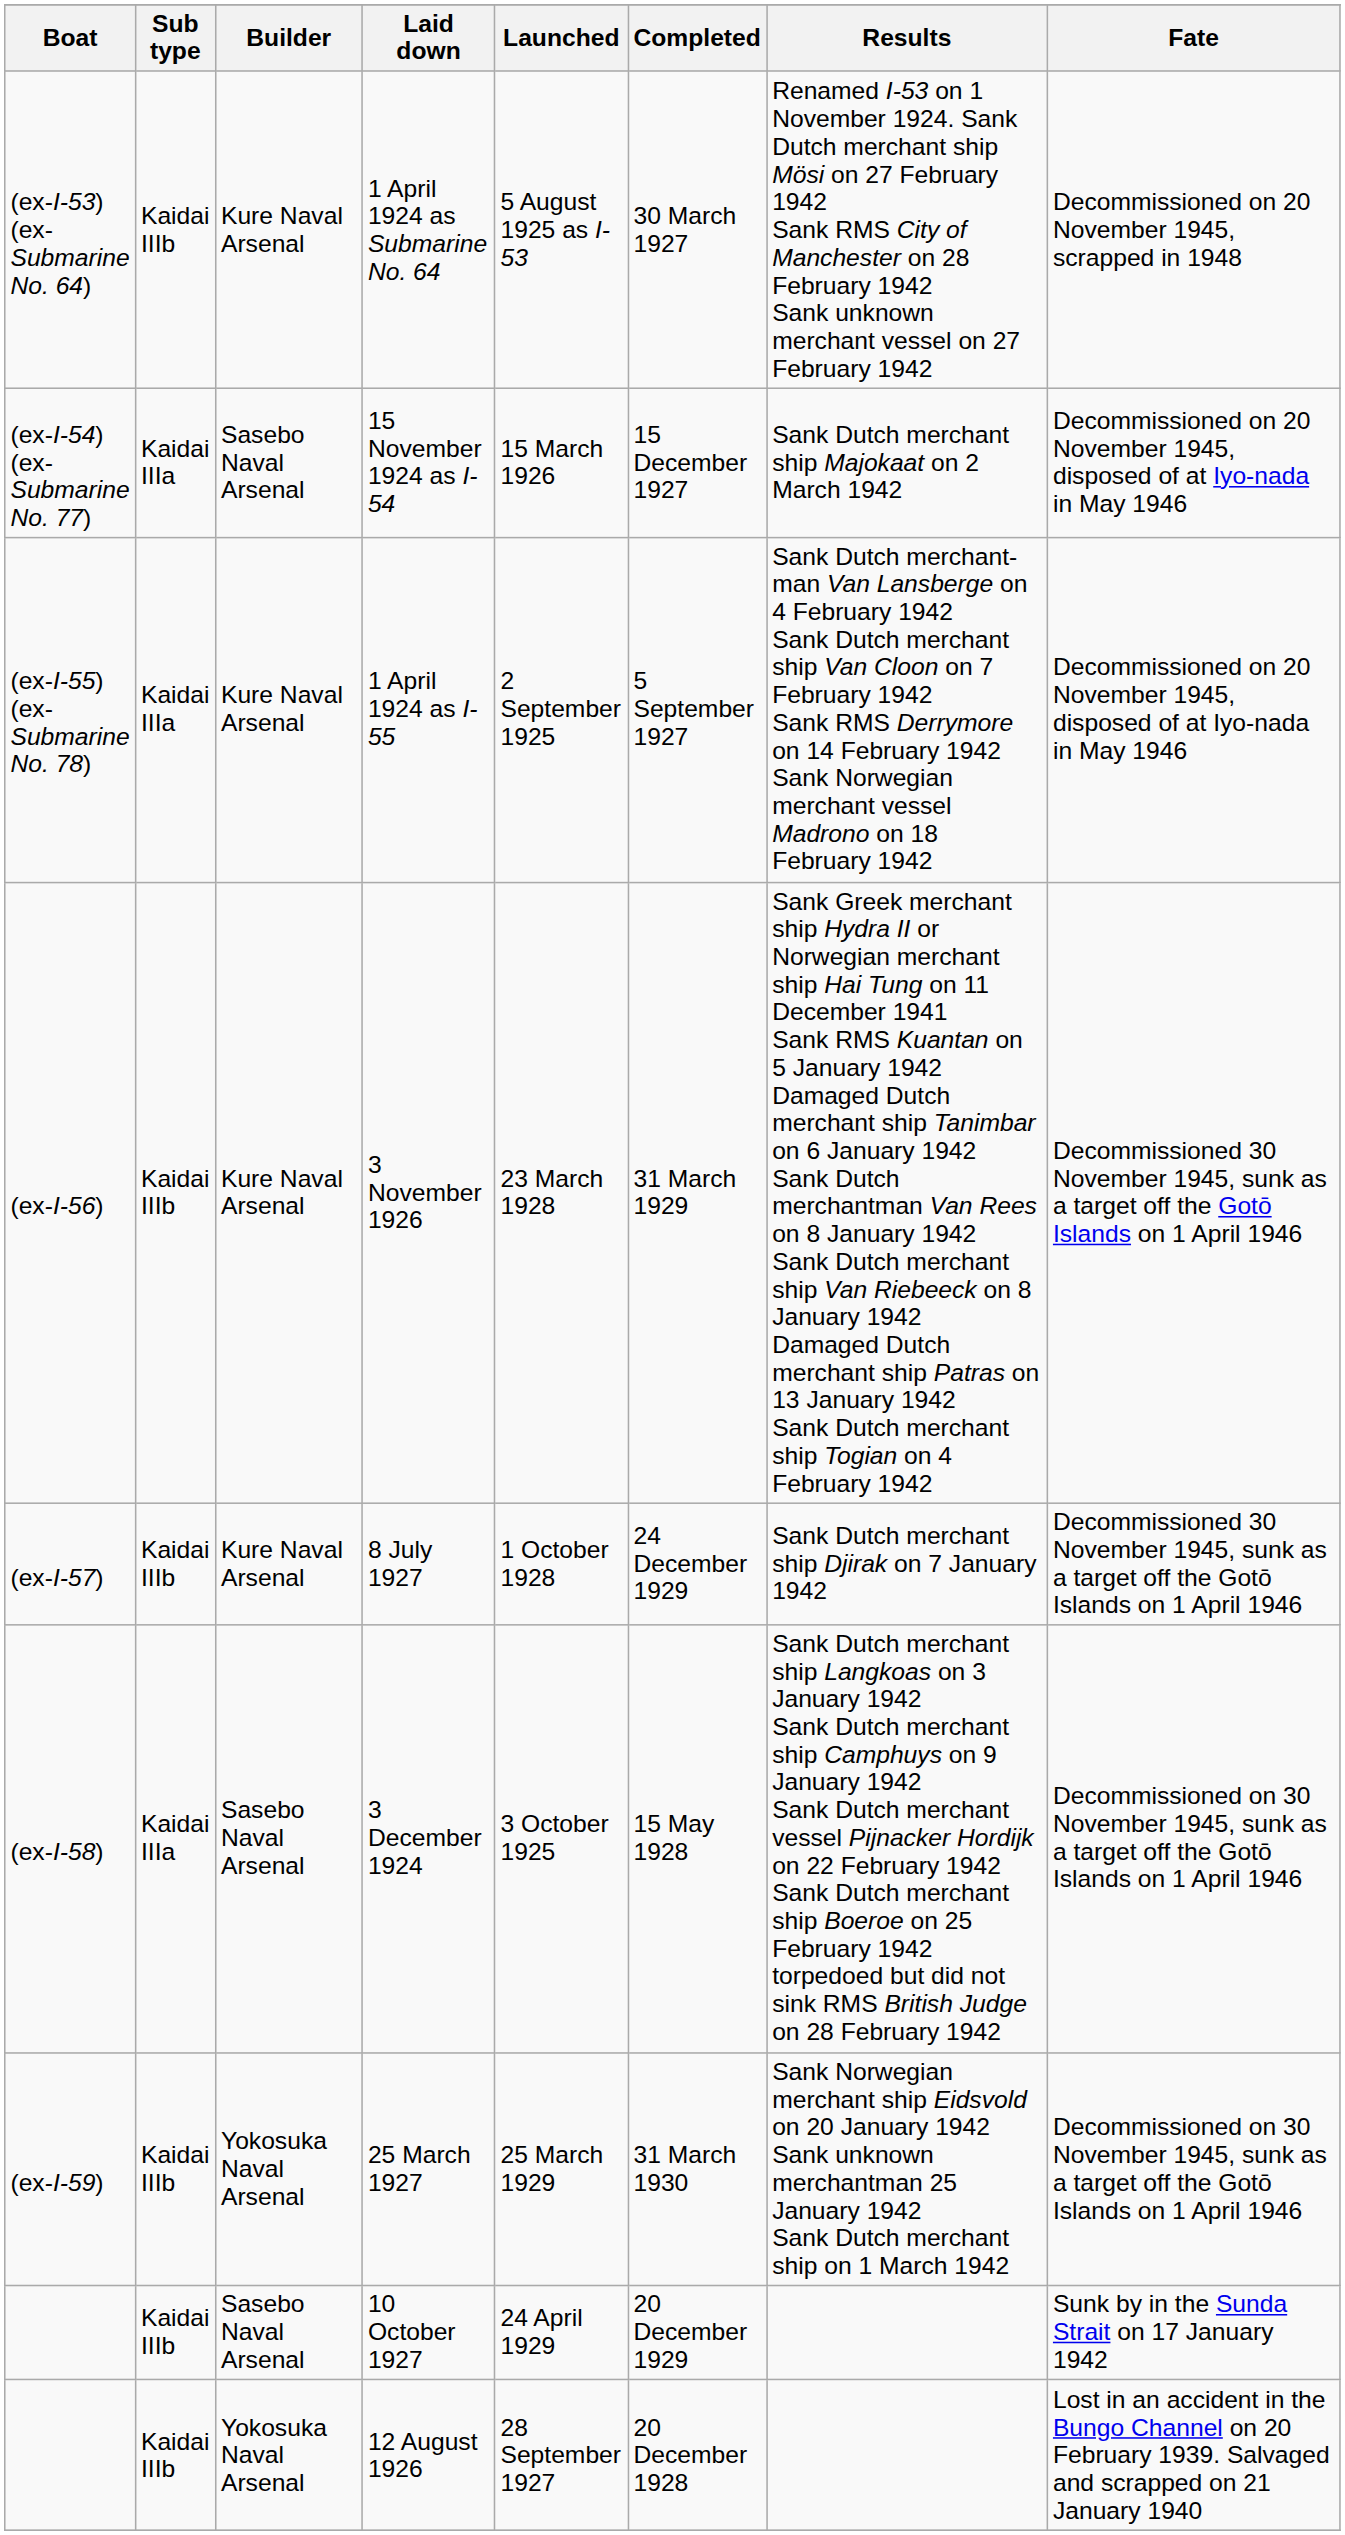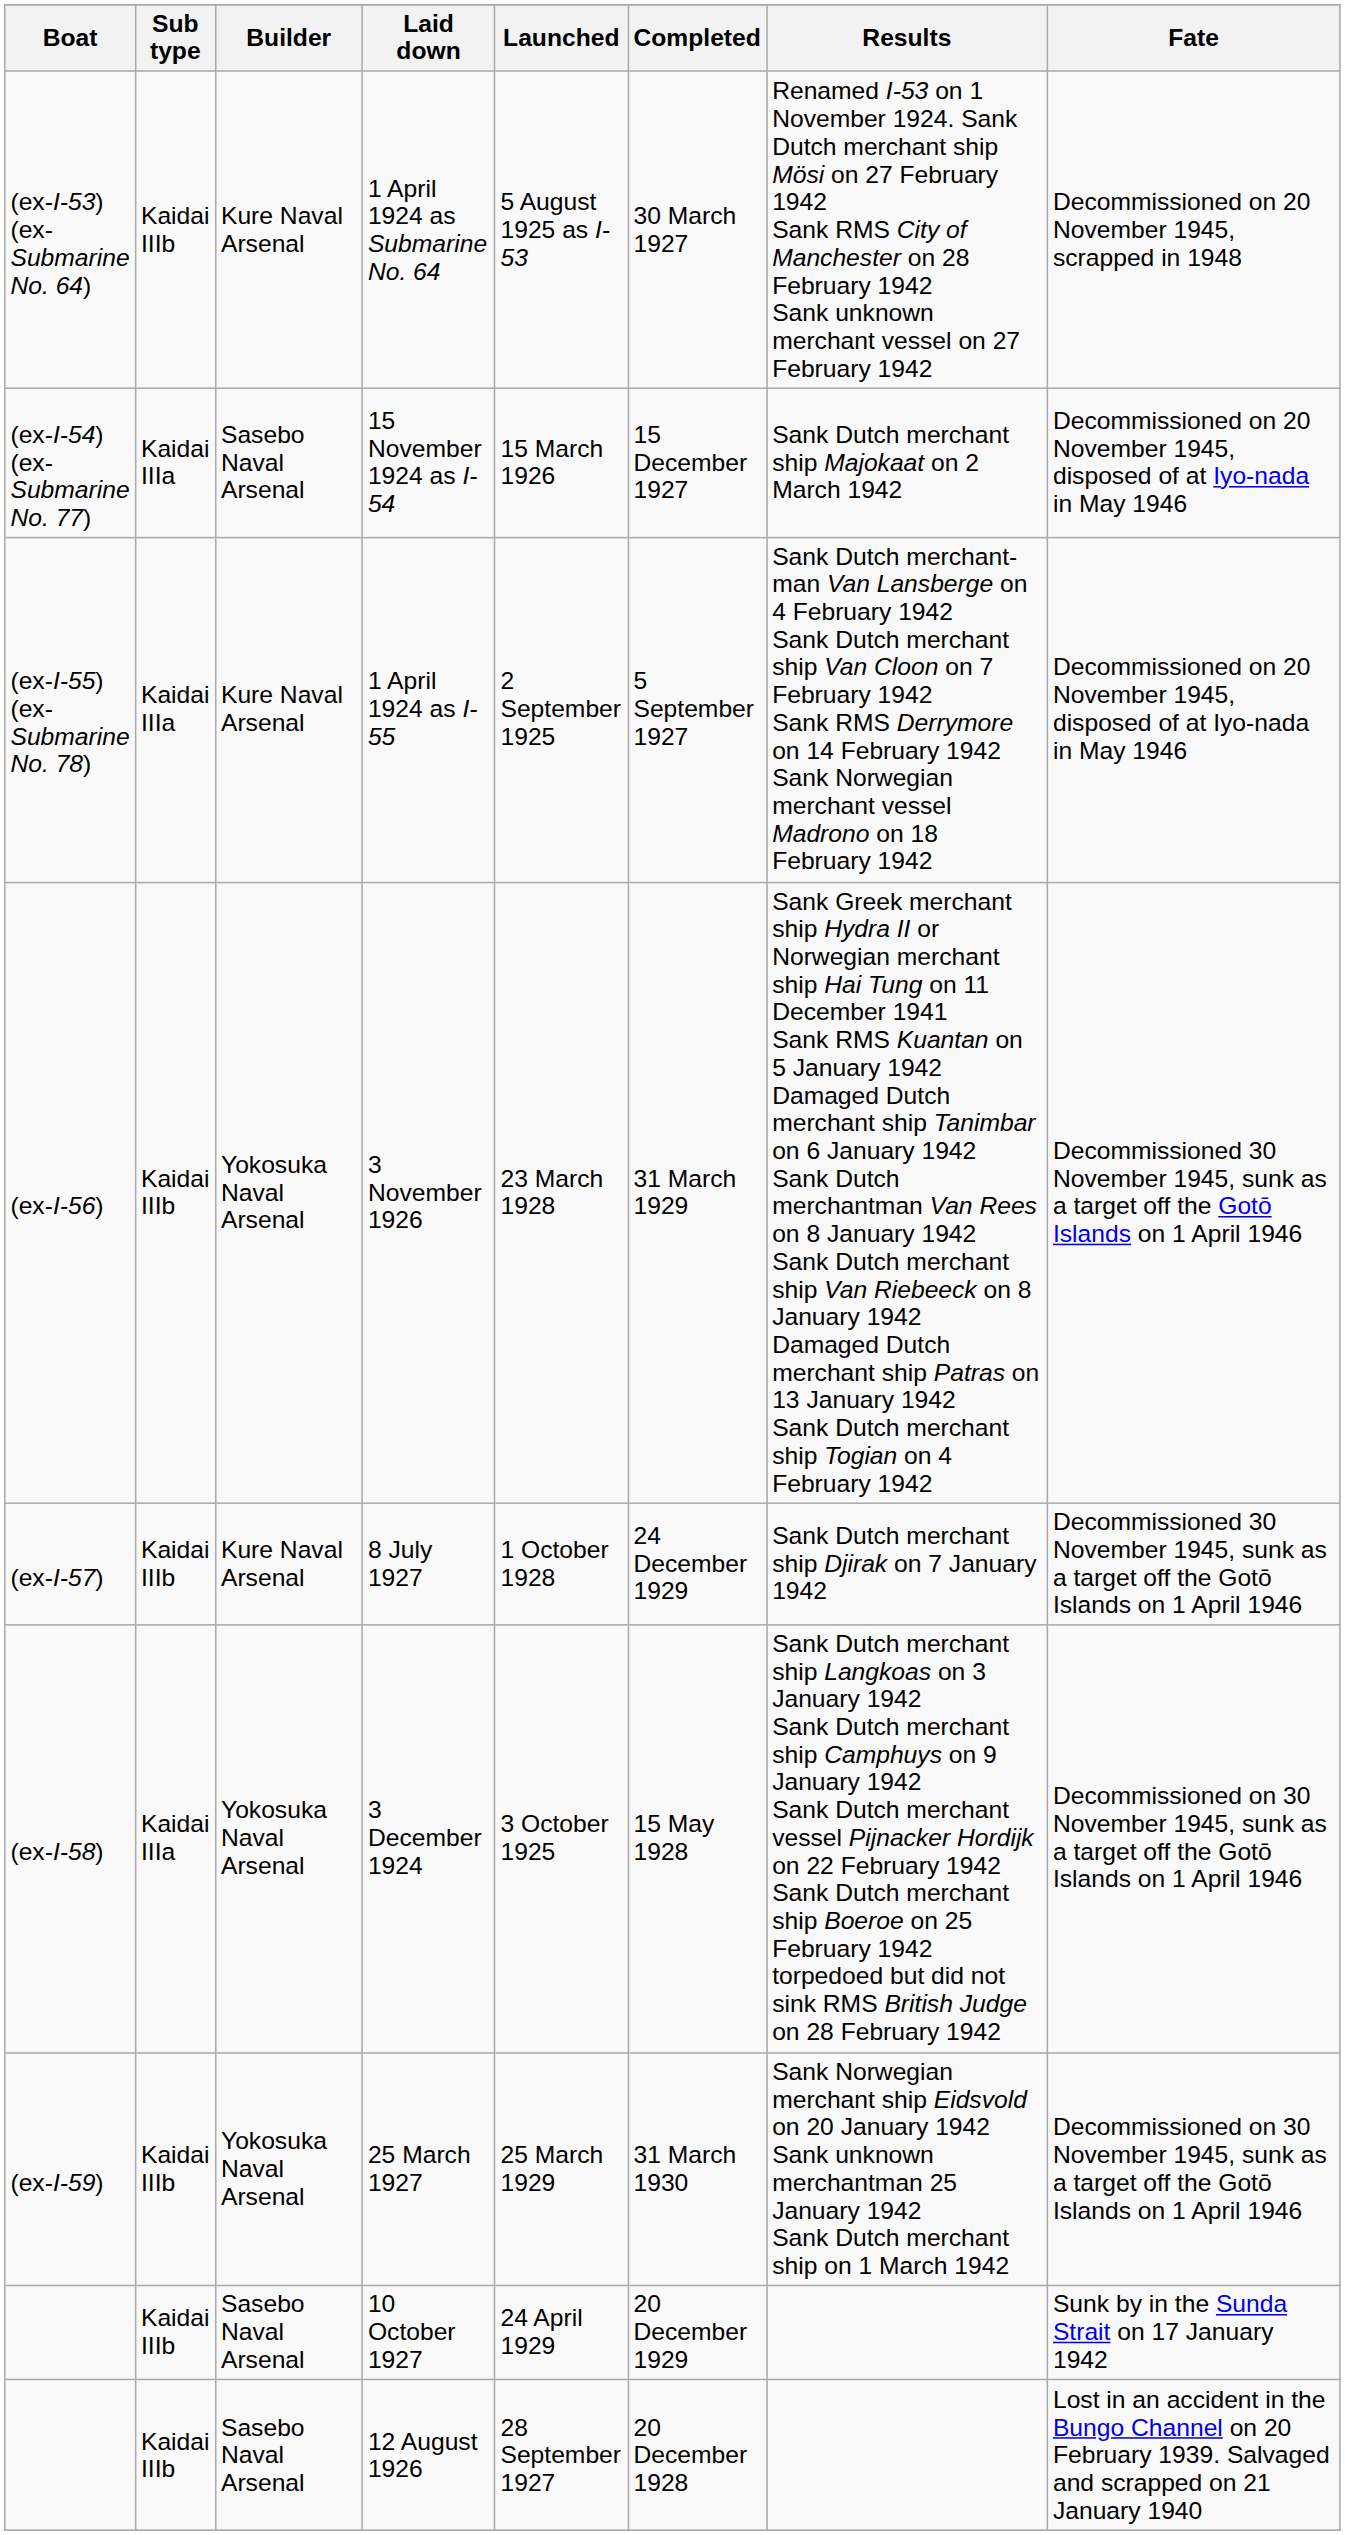(282, 1192) Kure Naval Arsenal -> (274, 1192) Yokosuka Naval Arsenal
(263, 1838) Sasebo Naval Arsenal -> (274, 1838) Yokosuka Naval Arsenal
(274, 2454) Yokosuka Naval Arsenal -> (263, 2454) Sasebo Naval Arsenal
